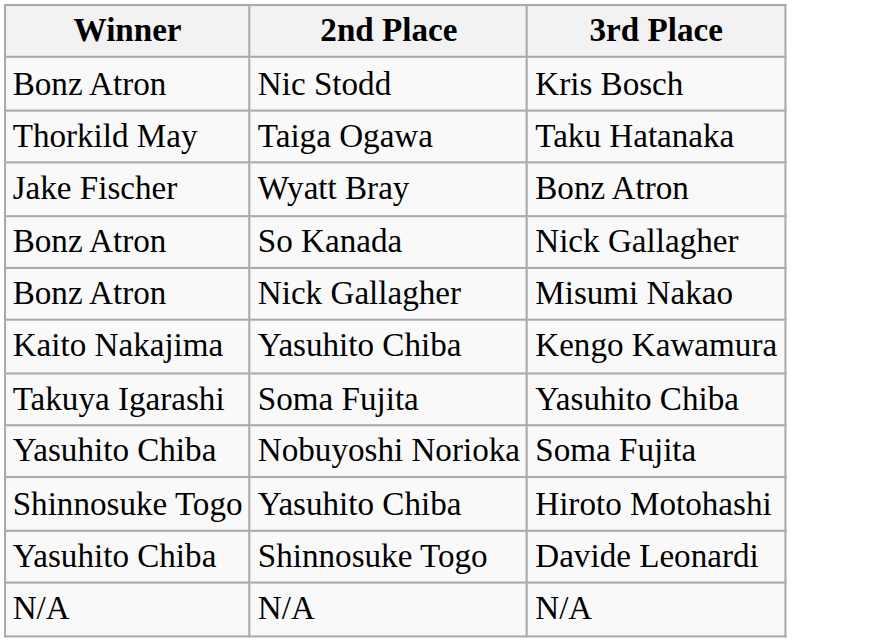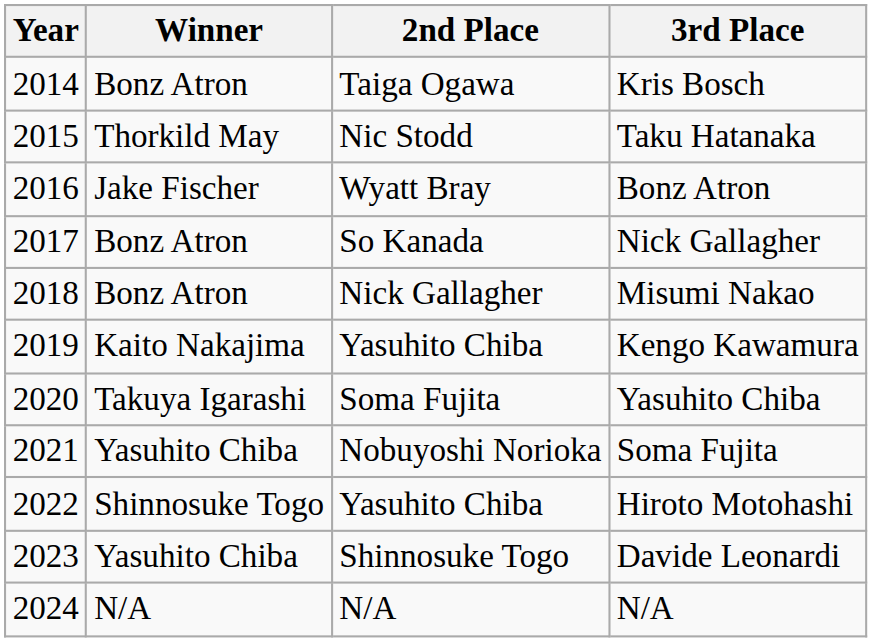+ column: (46, 30)
(325, 83) Nic Stodd -> (427, 83) Taiga Ogawa
(345, 135) Taiga Ogawa -> (406, 135) Nic Stodd
